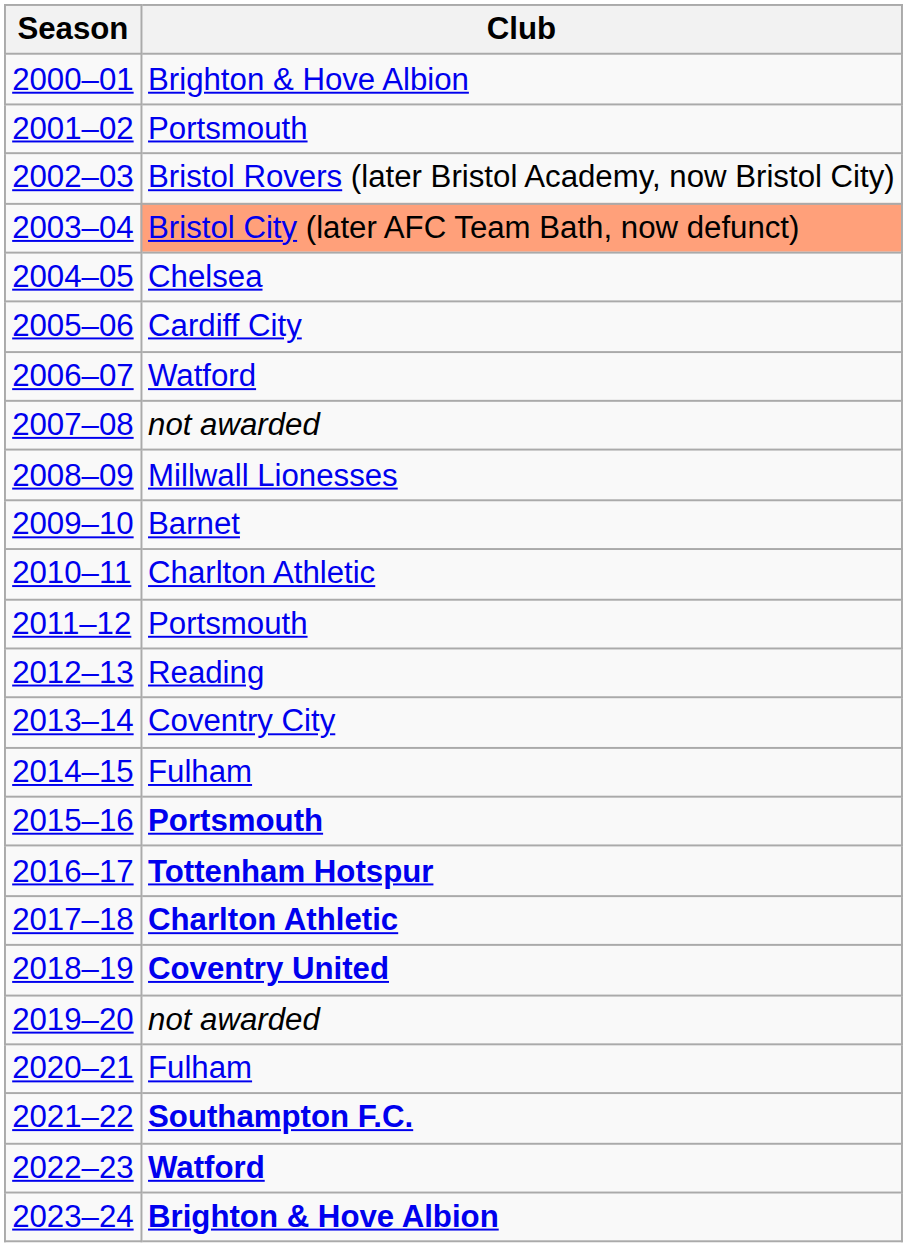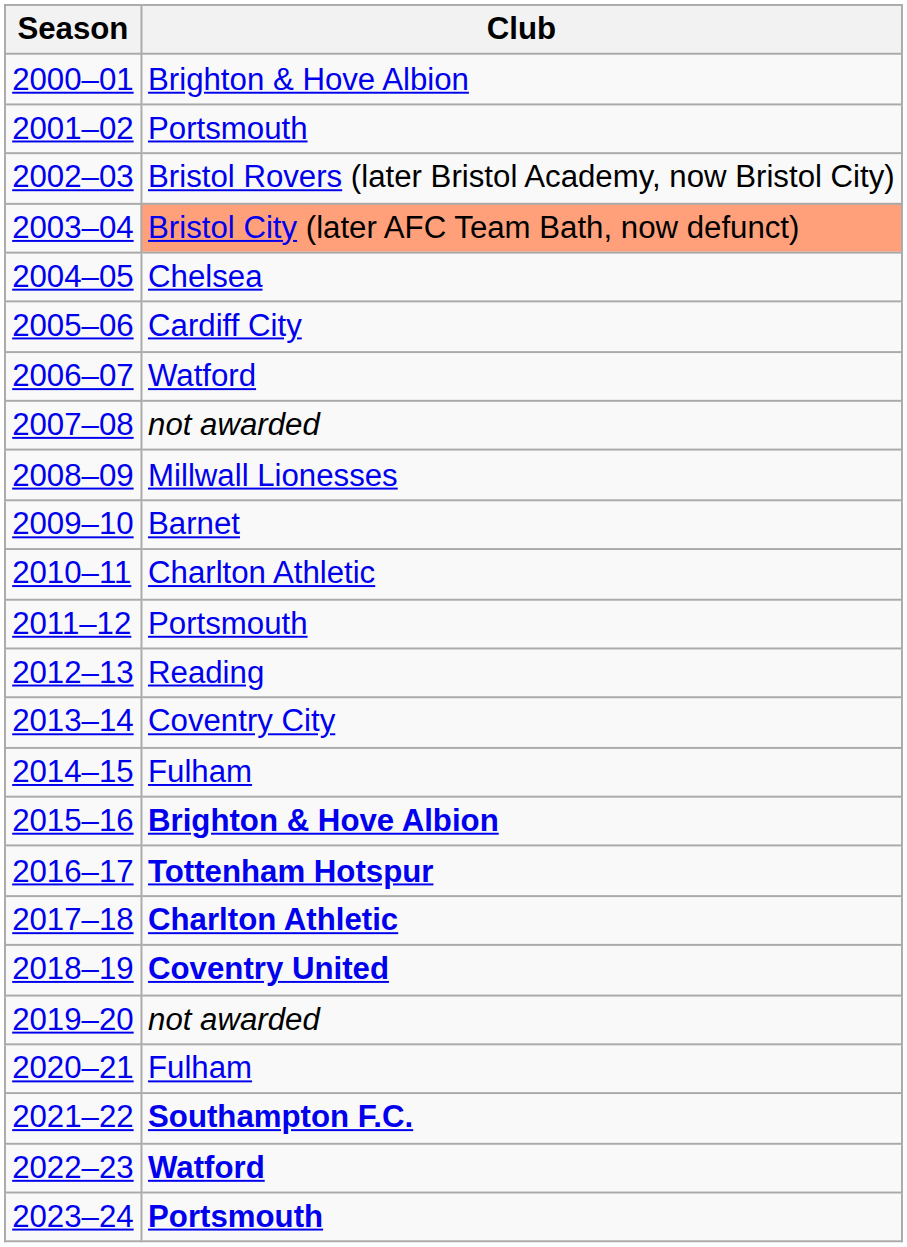(236, 820) Portsmouth -> (323, 820) Brighton & Hove Albion
(323, 1216) Brighton & Hove Albion -> (236, 1216) Portsmouth
